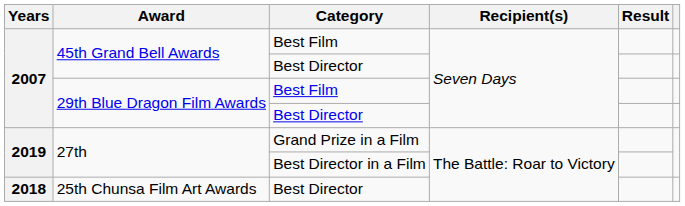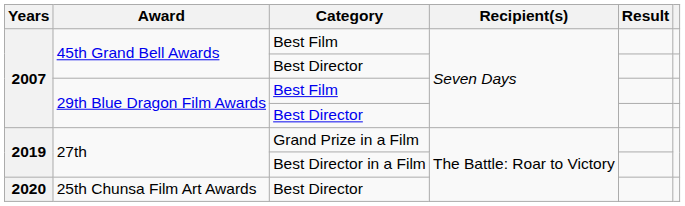(29, 189) 2018 -> (29, 189) 2020
